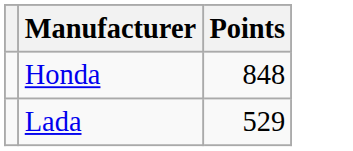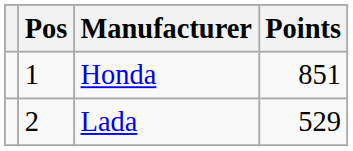+ column: (46, 28)
(264, 74) 848 -> (320, 74) 851
